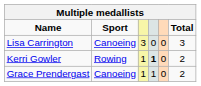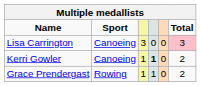(182, 43) no background -> (182, 43) pink background
(110, 58) Rowing -> (115, 58) Canoeing
(115, 73) Canoeing -> (110, 73) Rowing
